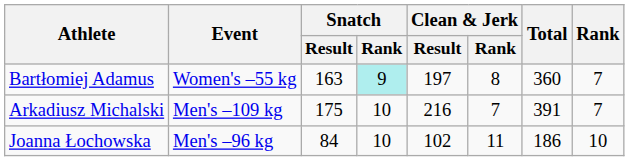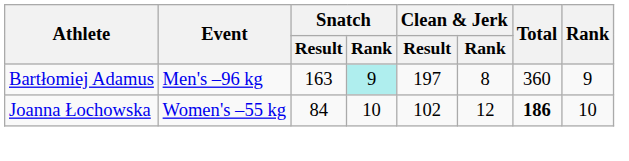(235, 79) Women's –55 kg -> (213, 79) Men's –96 kg
(598, 79) 7 -> (588, 79) 9
- row: (87, 110)
(223, 141) Men's –96 kg -> (224, 110) Women's –55 kg
(495, 141) 11 -> (485, 110) 12
(547, 141) normal -> (537, 110) bold
